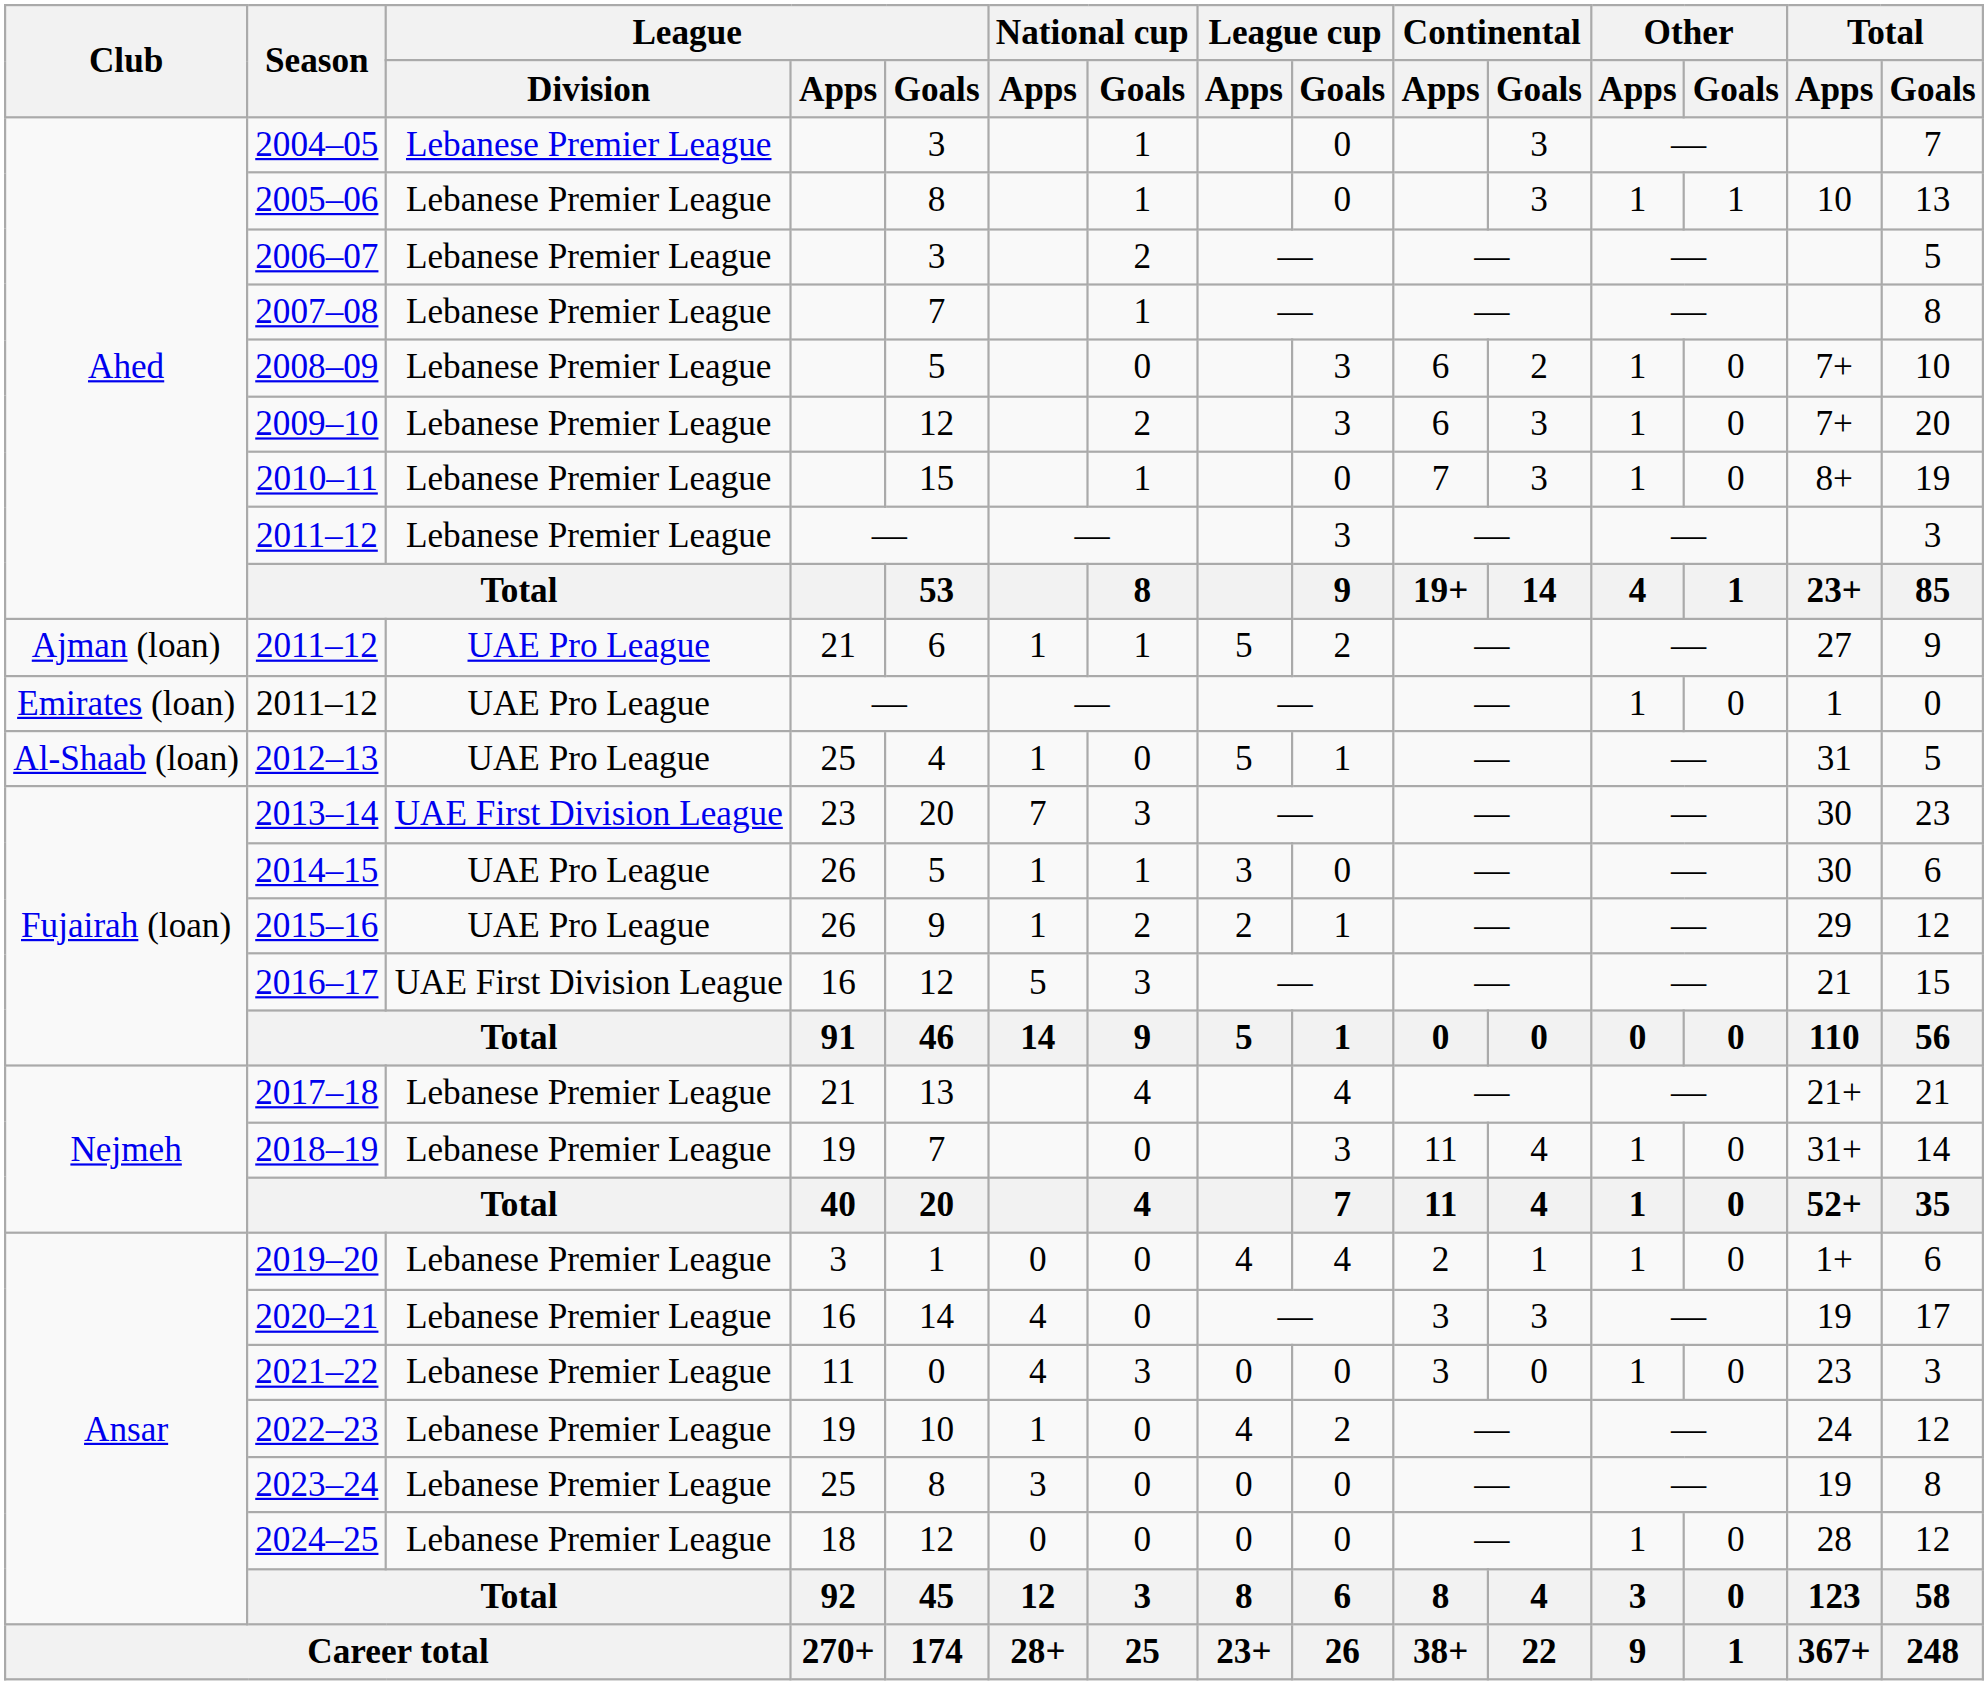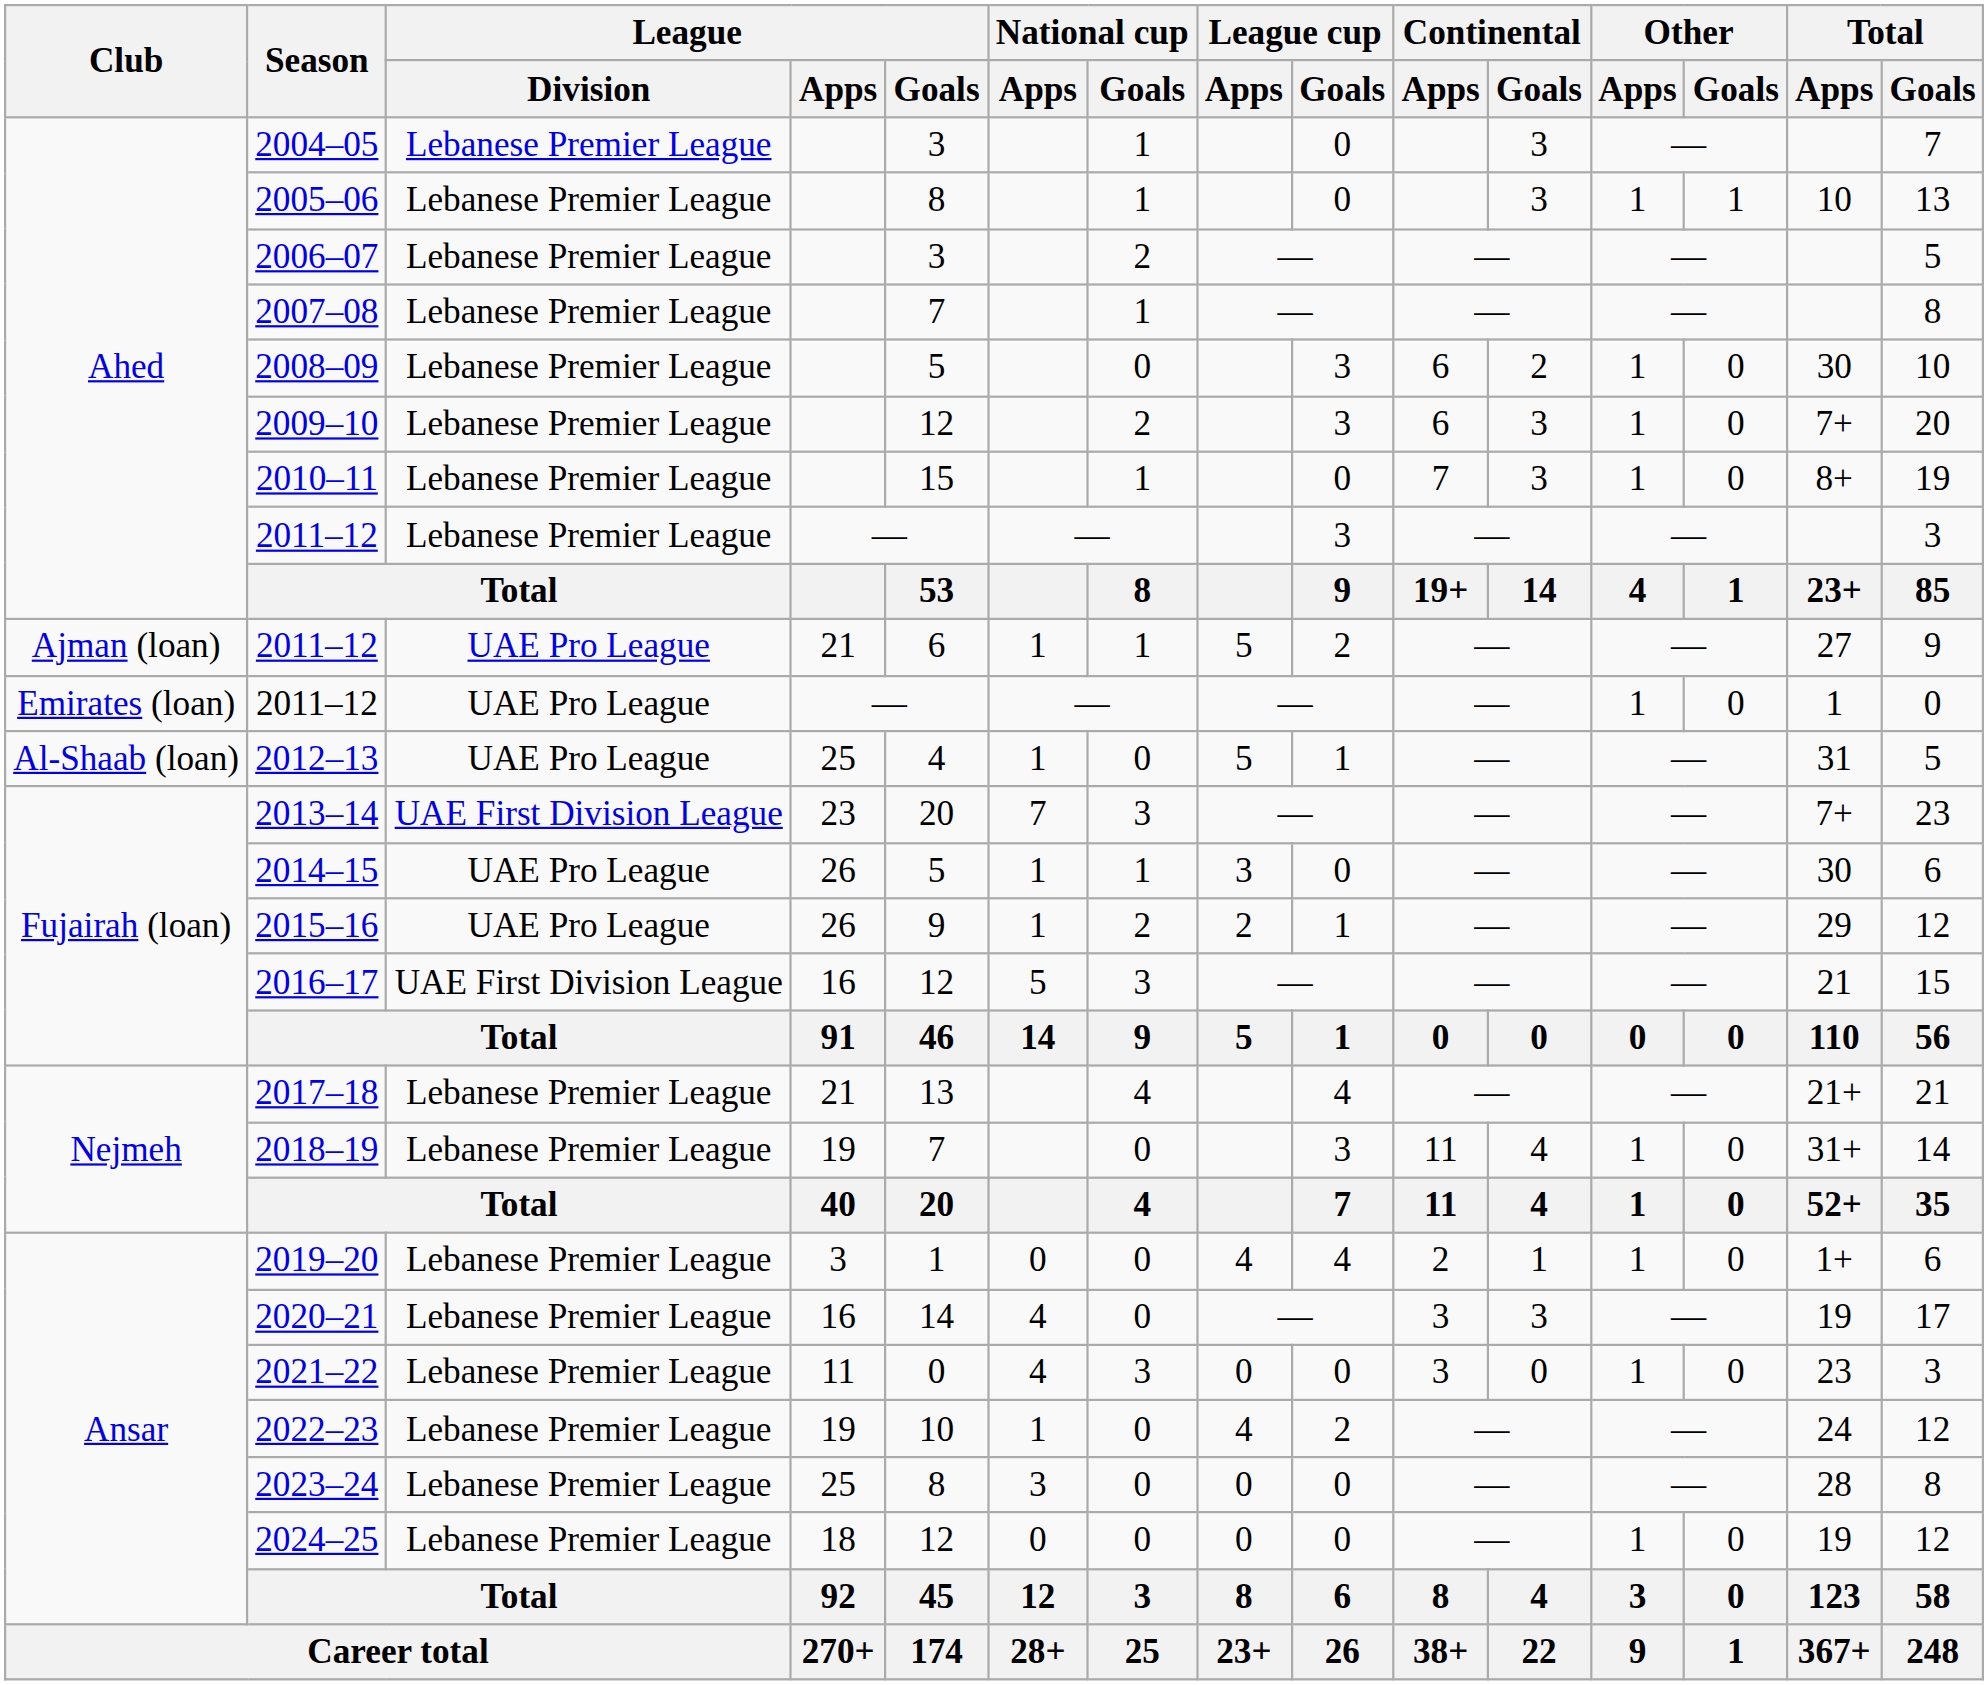(1834, 367) 7+ -> (1834, 367) 30
(1834, 813) 30 -> (1834, 813) 7+
(1834, 1483) 19 -> (1834, 1483) 28
(1834, 1539) 28 -> (1834, 1539) 19
